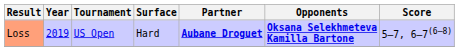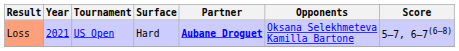(58, 33) 2019 -> (58, 33) 2021
(322, 33) bold -> (322, 33) normal
